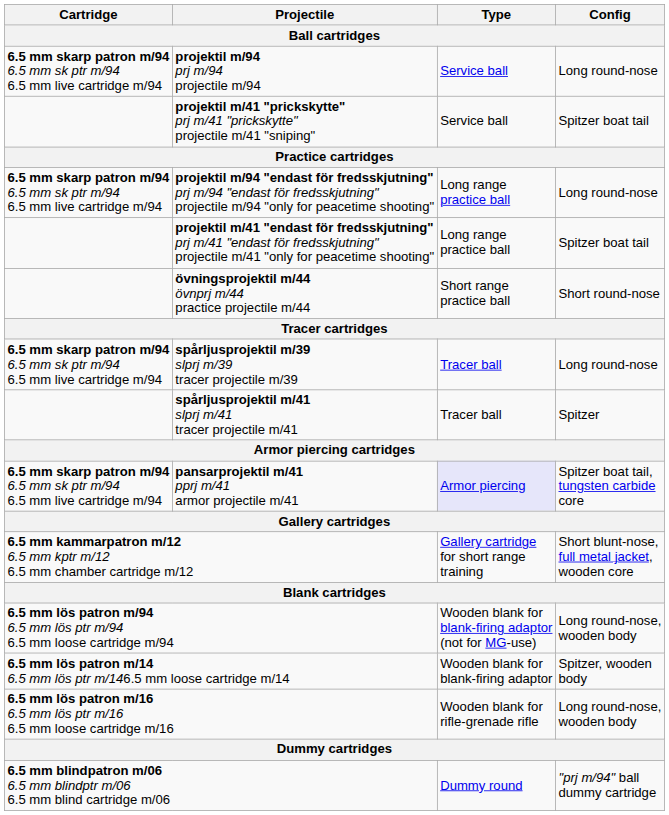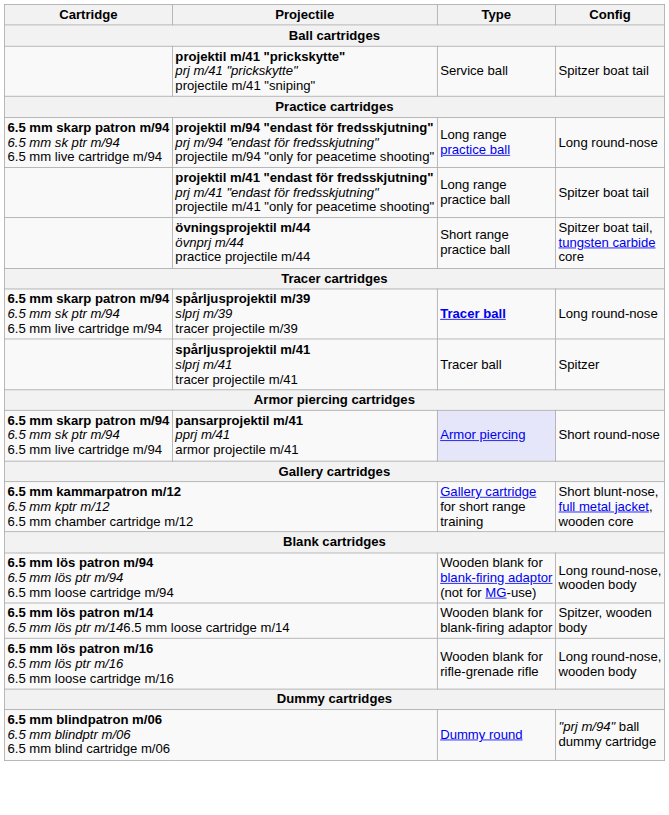- row: (218, 71)
(609, 293) Short round-nose -> (607, 243) Spitzer boat tail, tungsten carbide core
(471, 364) normal -> (473, 314) bold
(607, 485) Spitzer boat tail, tungsten carbide core -> (609, 435) Short round-nose
